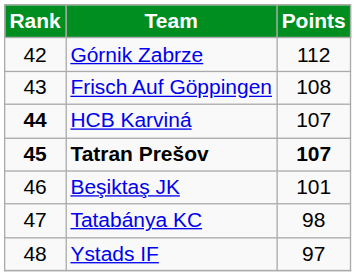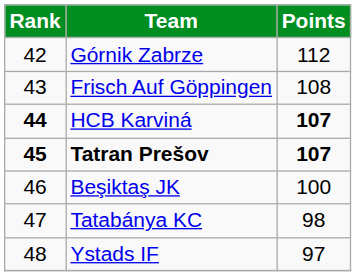(314, 120) normal -> (314, 120) bold
(314, 187) 101 -> (314, 187) 100
